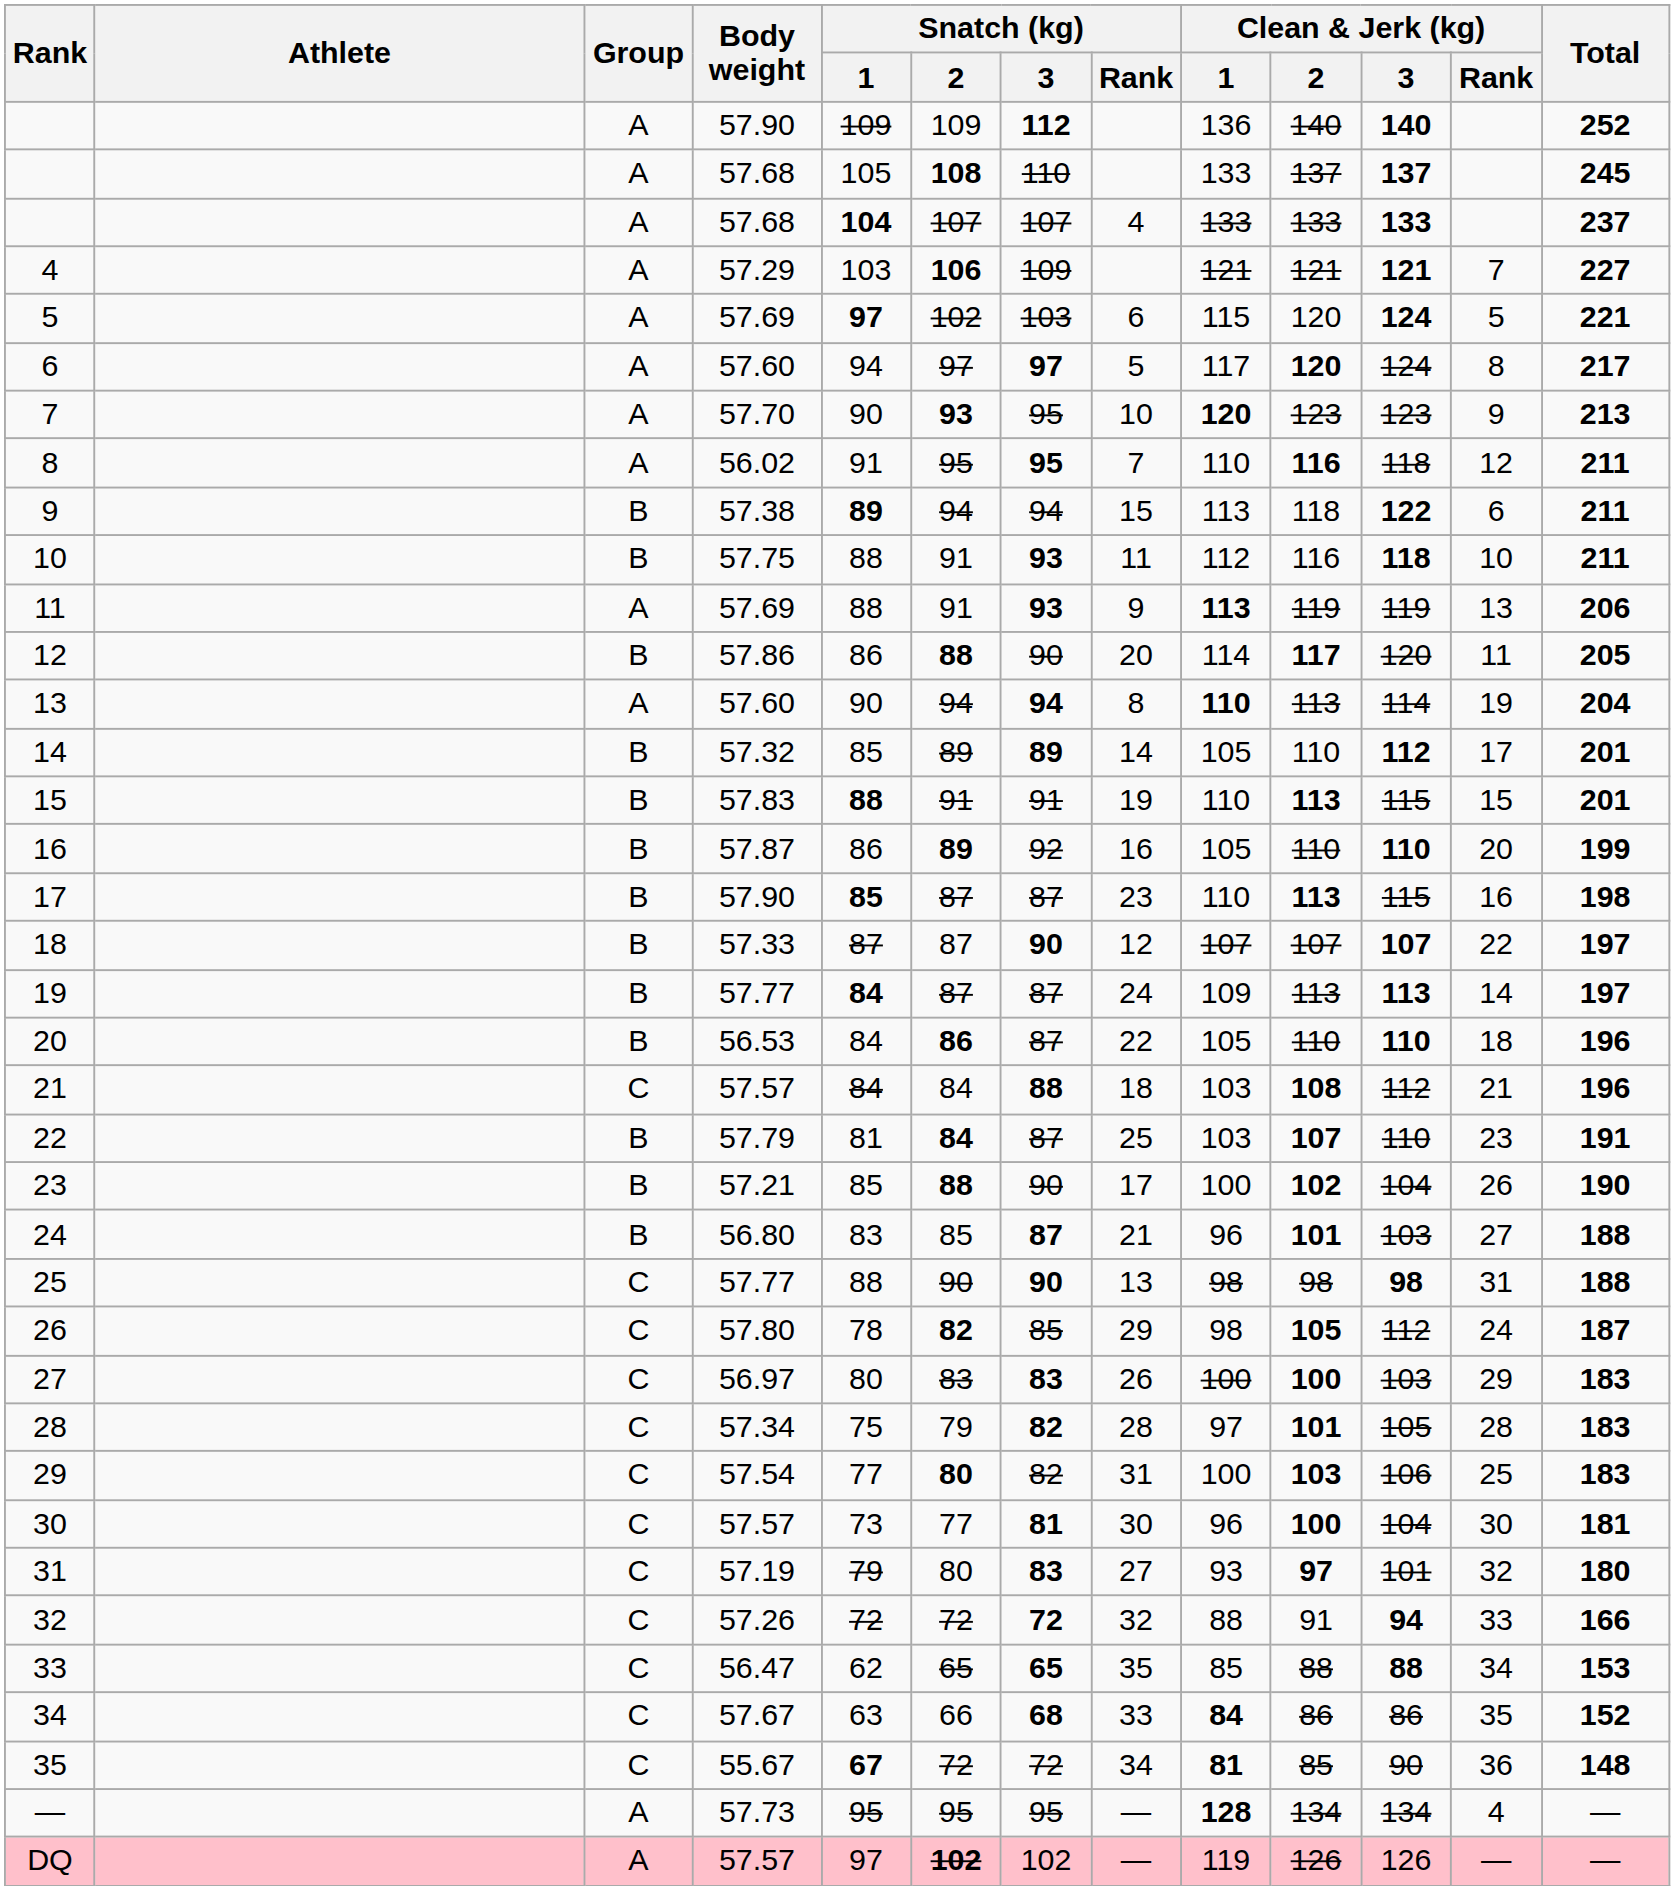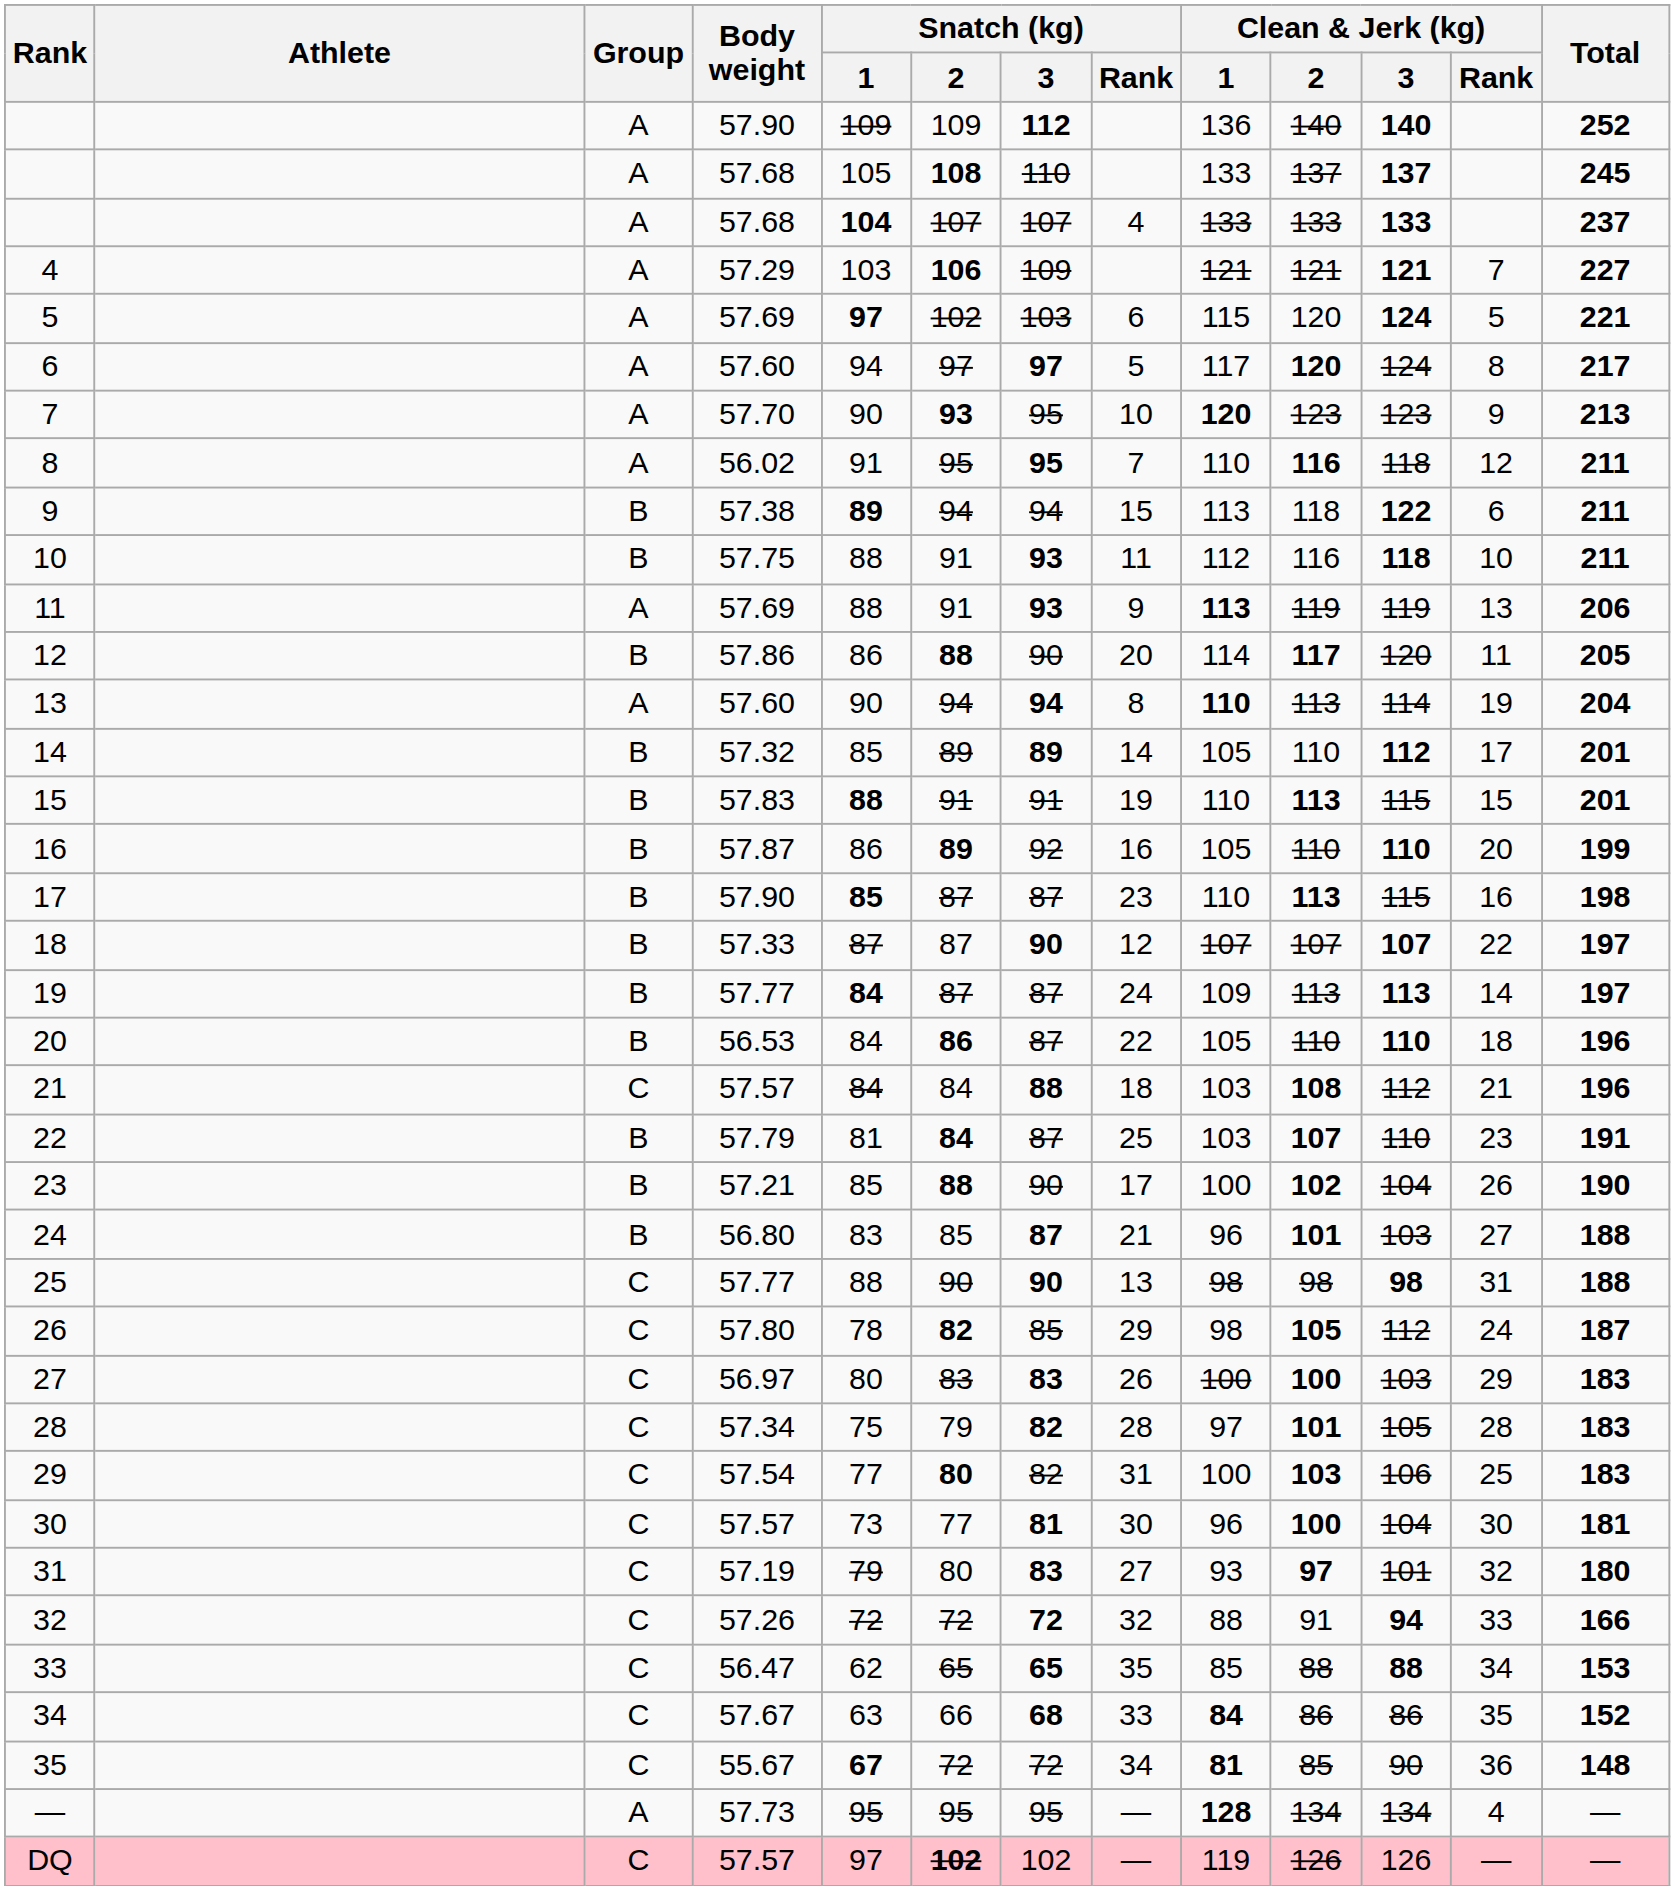(638, 1860) A -> (638, 1860) C
